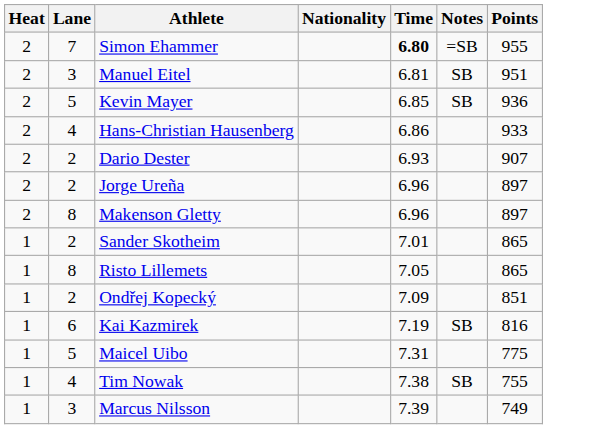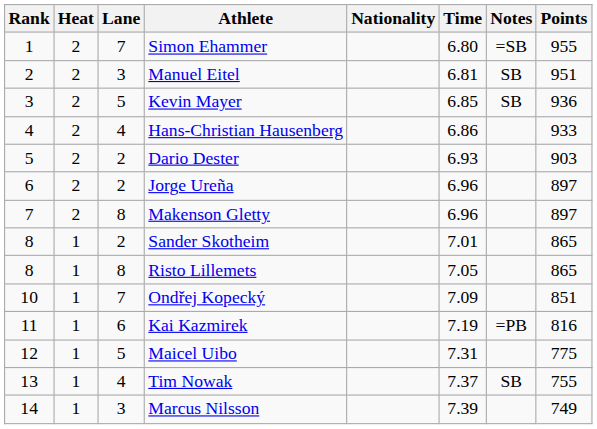+ column: (29, 18)
(414, 46) bold -> (463, 46) normal
(515, 158) 907 -> (564, 158) 903
(72, 297) 2 -> (121, 297) 7
(462, 325) SB -> (511, 325) =PB
(414, 381) 7.38 -> (463, 381) 7.37
